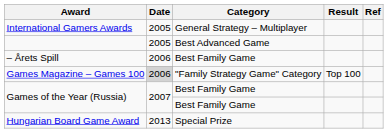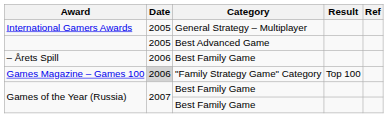- row: (73, 120)
